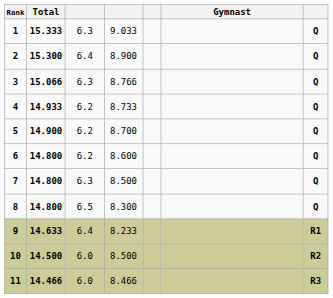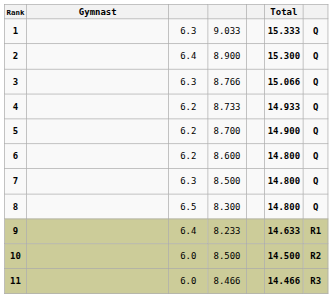columns swapped: (232, 12) <-> (46, 12)
